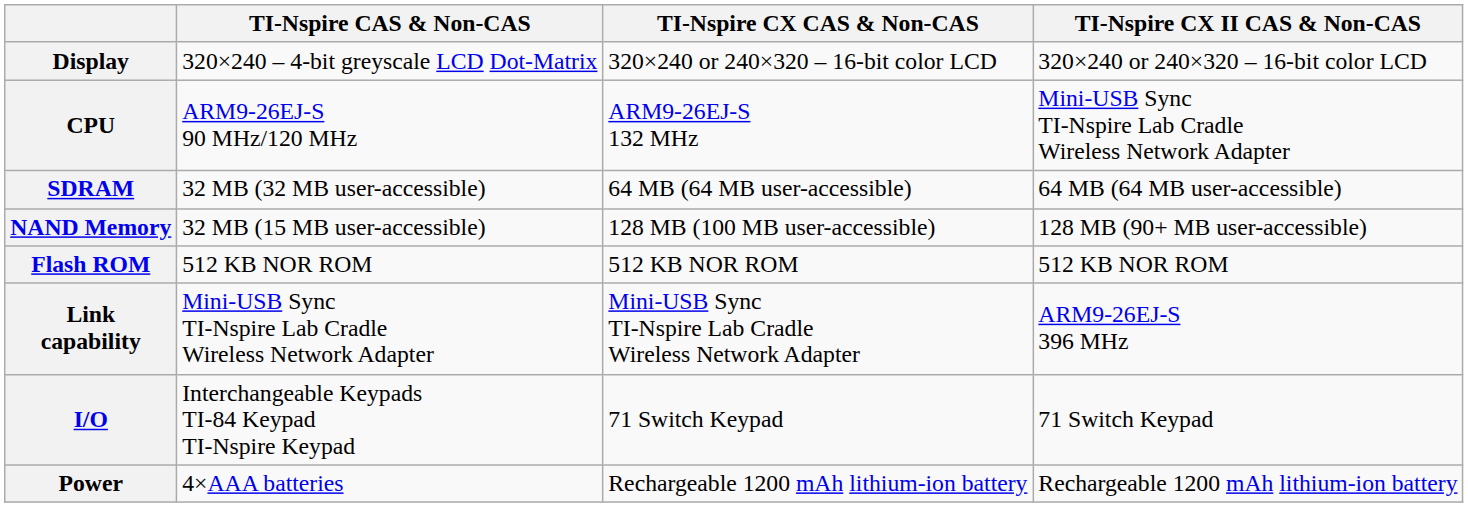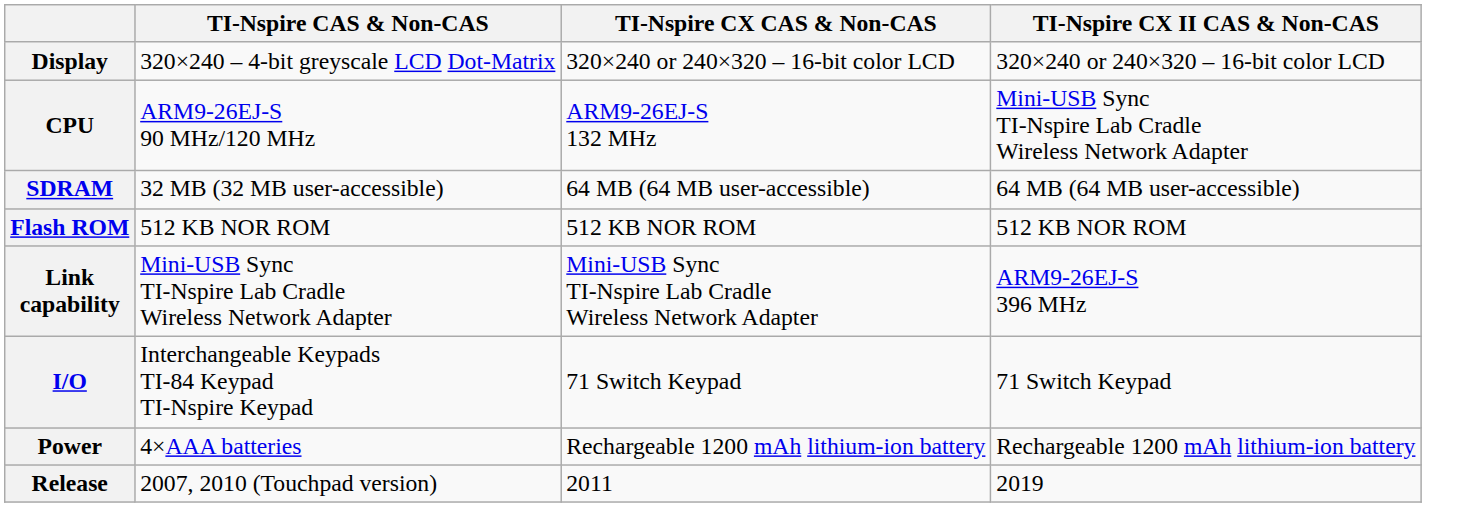- row: (91, 226)
+ row: (70, 483)
